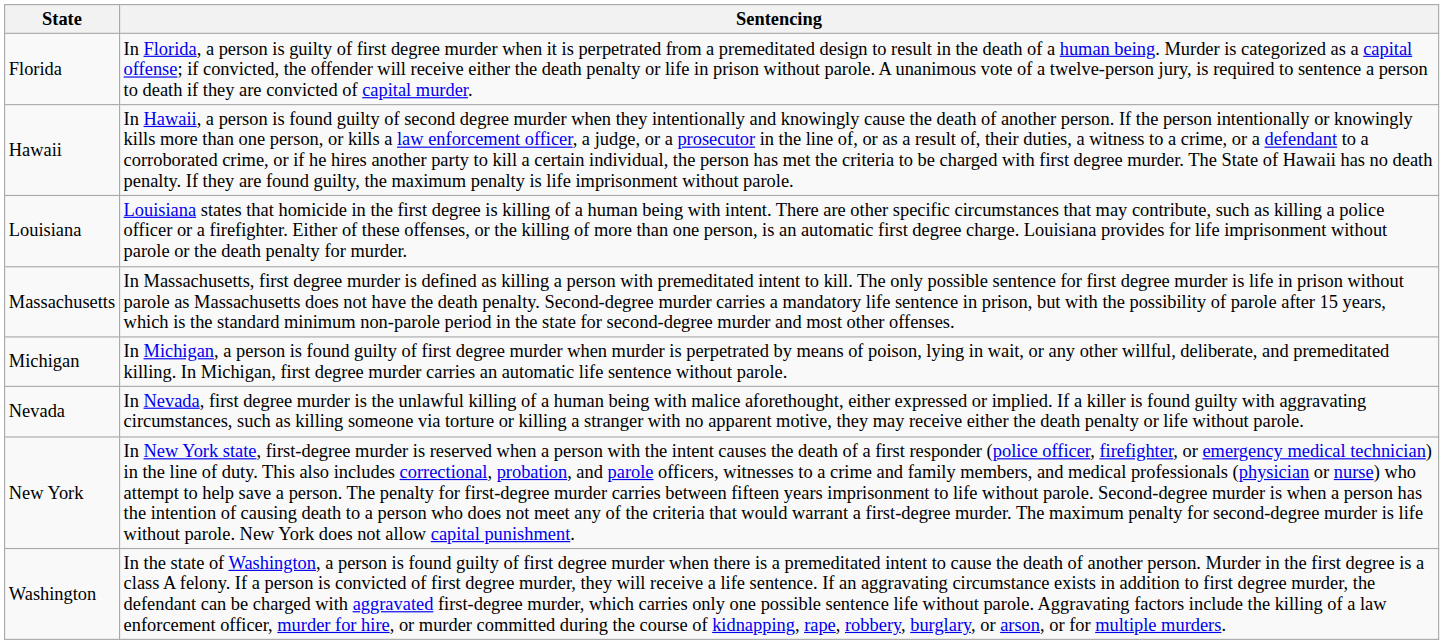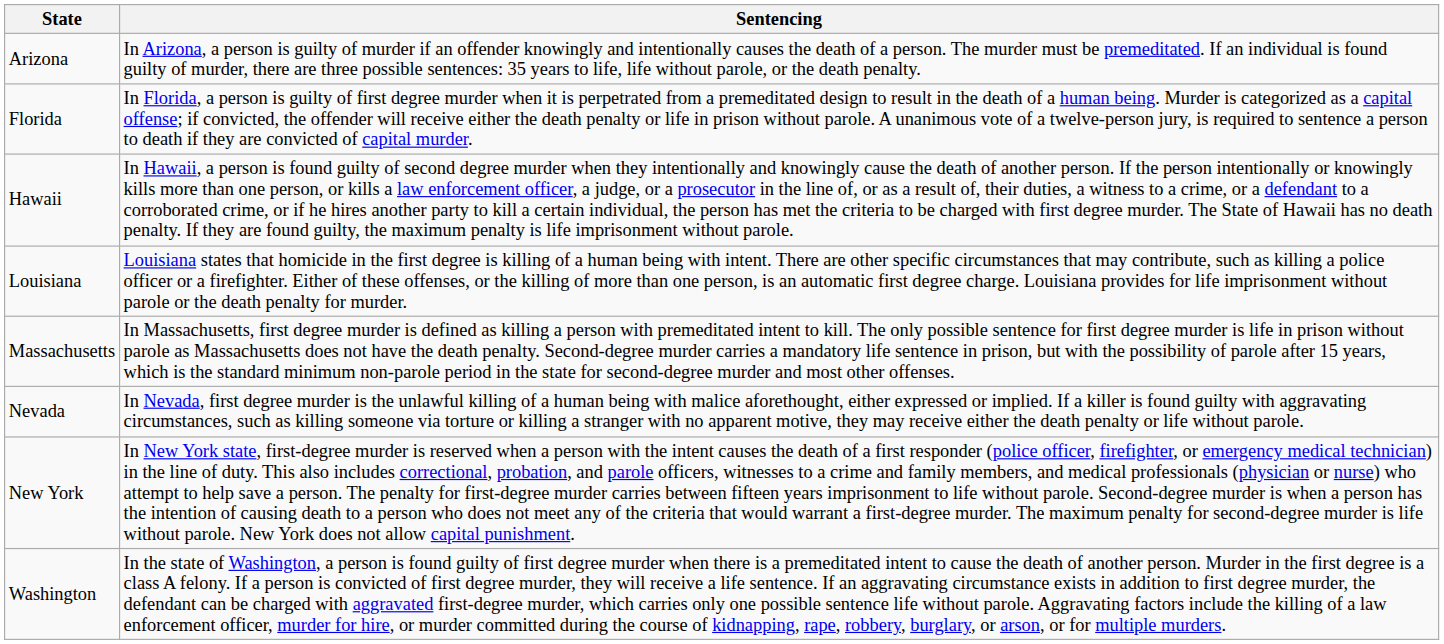+ row: (38, 58)
- row: (44, 361)
